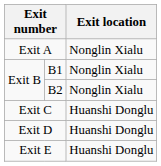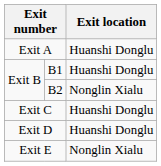(106, 49) Nonglin Xialu -> (111, 49) Huanshi Donglu
(106, 69) Nonglin Xialu -> (111, 69) Huanshi Donglu
(111, 150) Huanshi Donglu -> (106, 150) Nonglin Xialu
